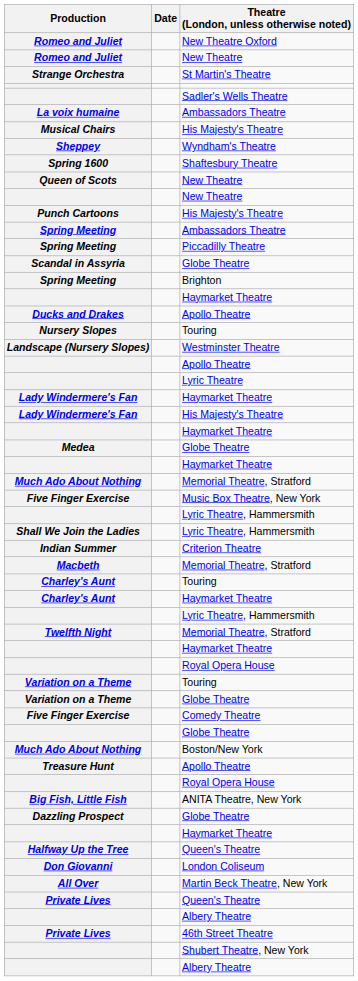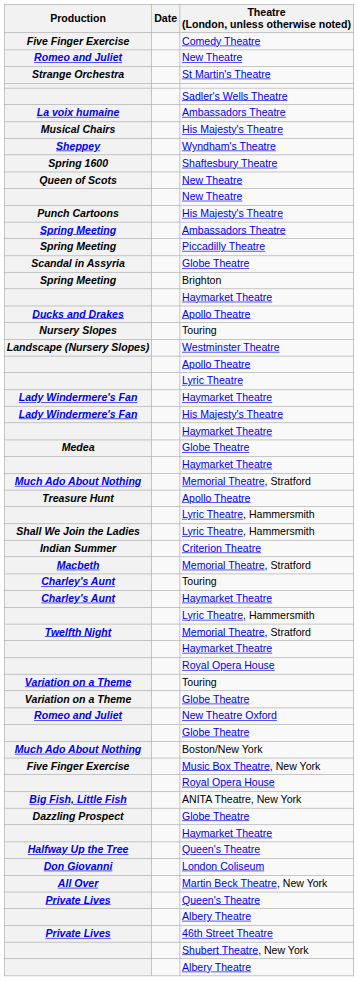rows swapped: (78, 41) <-> (78, 716)
rows swapped: (78, 766) <-> (78, 498)
